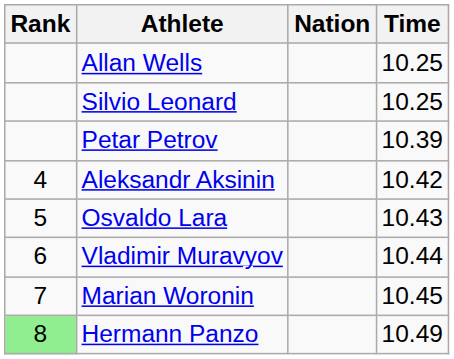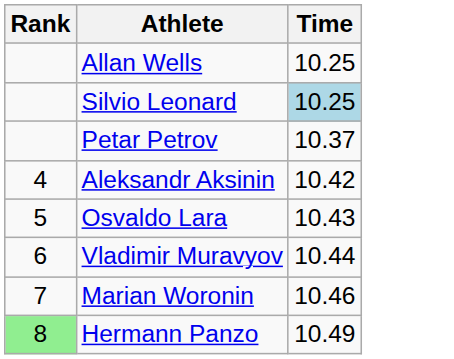- column: (332, 23)
(412, 101) no background -> (325, 101) lightblue background
(412, 140) 10.39 -> (325, 140) 10.37
(412, 295) 10.45 -> (325, 295) 10.46
